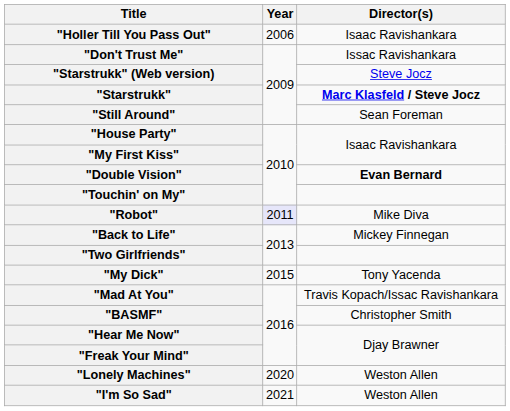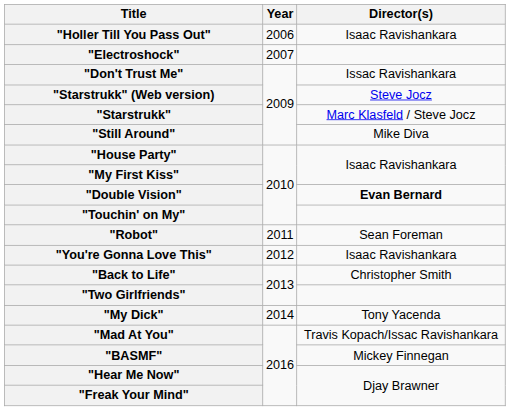+ row: (134, 54)
(401, 94) bold -> (401, 114) normal
(401, 114) Sean Foreman -> (401, 134) Mike Diva
(280, 214) lavender background -> (280, 235) no background
(401, 214) Mike Diva -> (401, 235) Sean Foreman
+ row: (134, 255)
(401, 235) Mickey Finnegan -> (401, 275) Christopher Smith
(280, 275) 2015 -> (280, 315) 2014
(401, 315) Christopher Smith -> (401, 355) Mickey Finnegan
- row: (134, 375)
- row: (134, 395)
